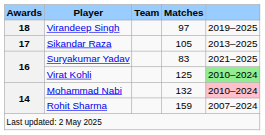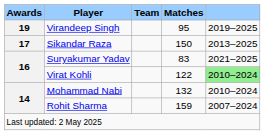(24, 28) 18 -> (24, 28) 19
(184, 28) 97 -> (184, 28) 95
(184, 44) 105 -> (184, 44) 150
(184, 75) 125 -> (184, 75) 122
(233, 91) pink background -> (233, 91) no background
